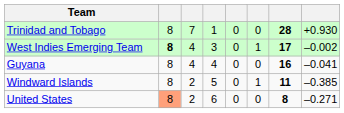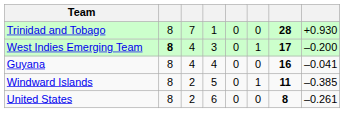(321, 47) –0.002 -> (321, 47) –0.200
(170, 99) lightsalmon background -> (170, 99) no background
(321, 99) –0.271 -> (321, 99) –0.261
